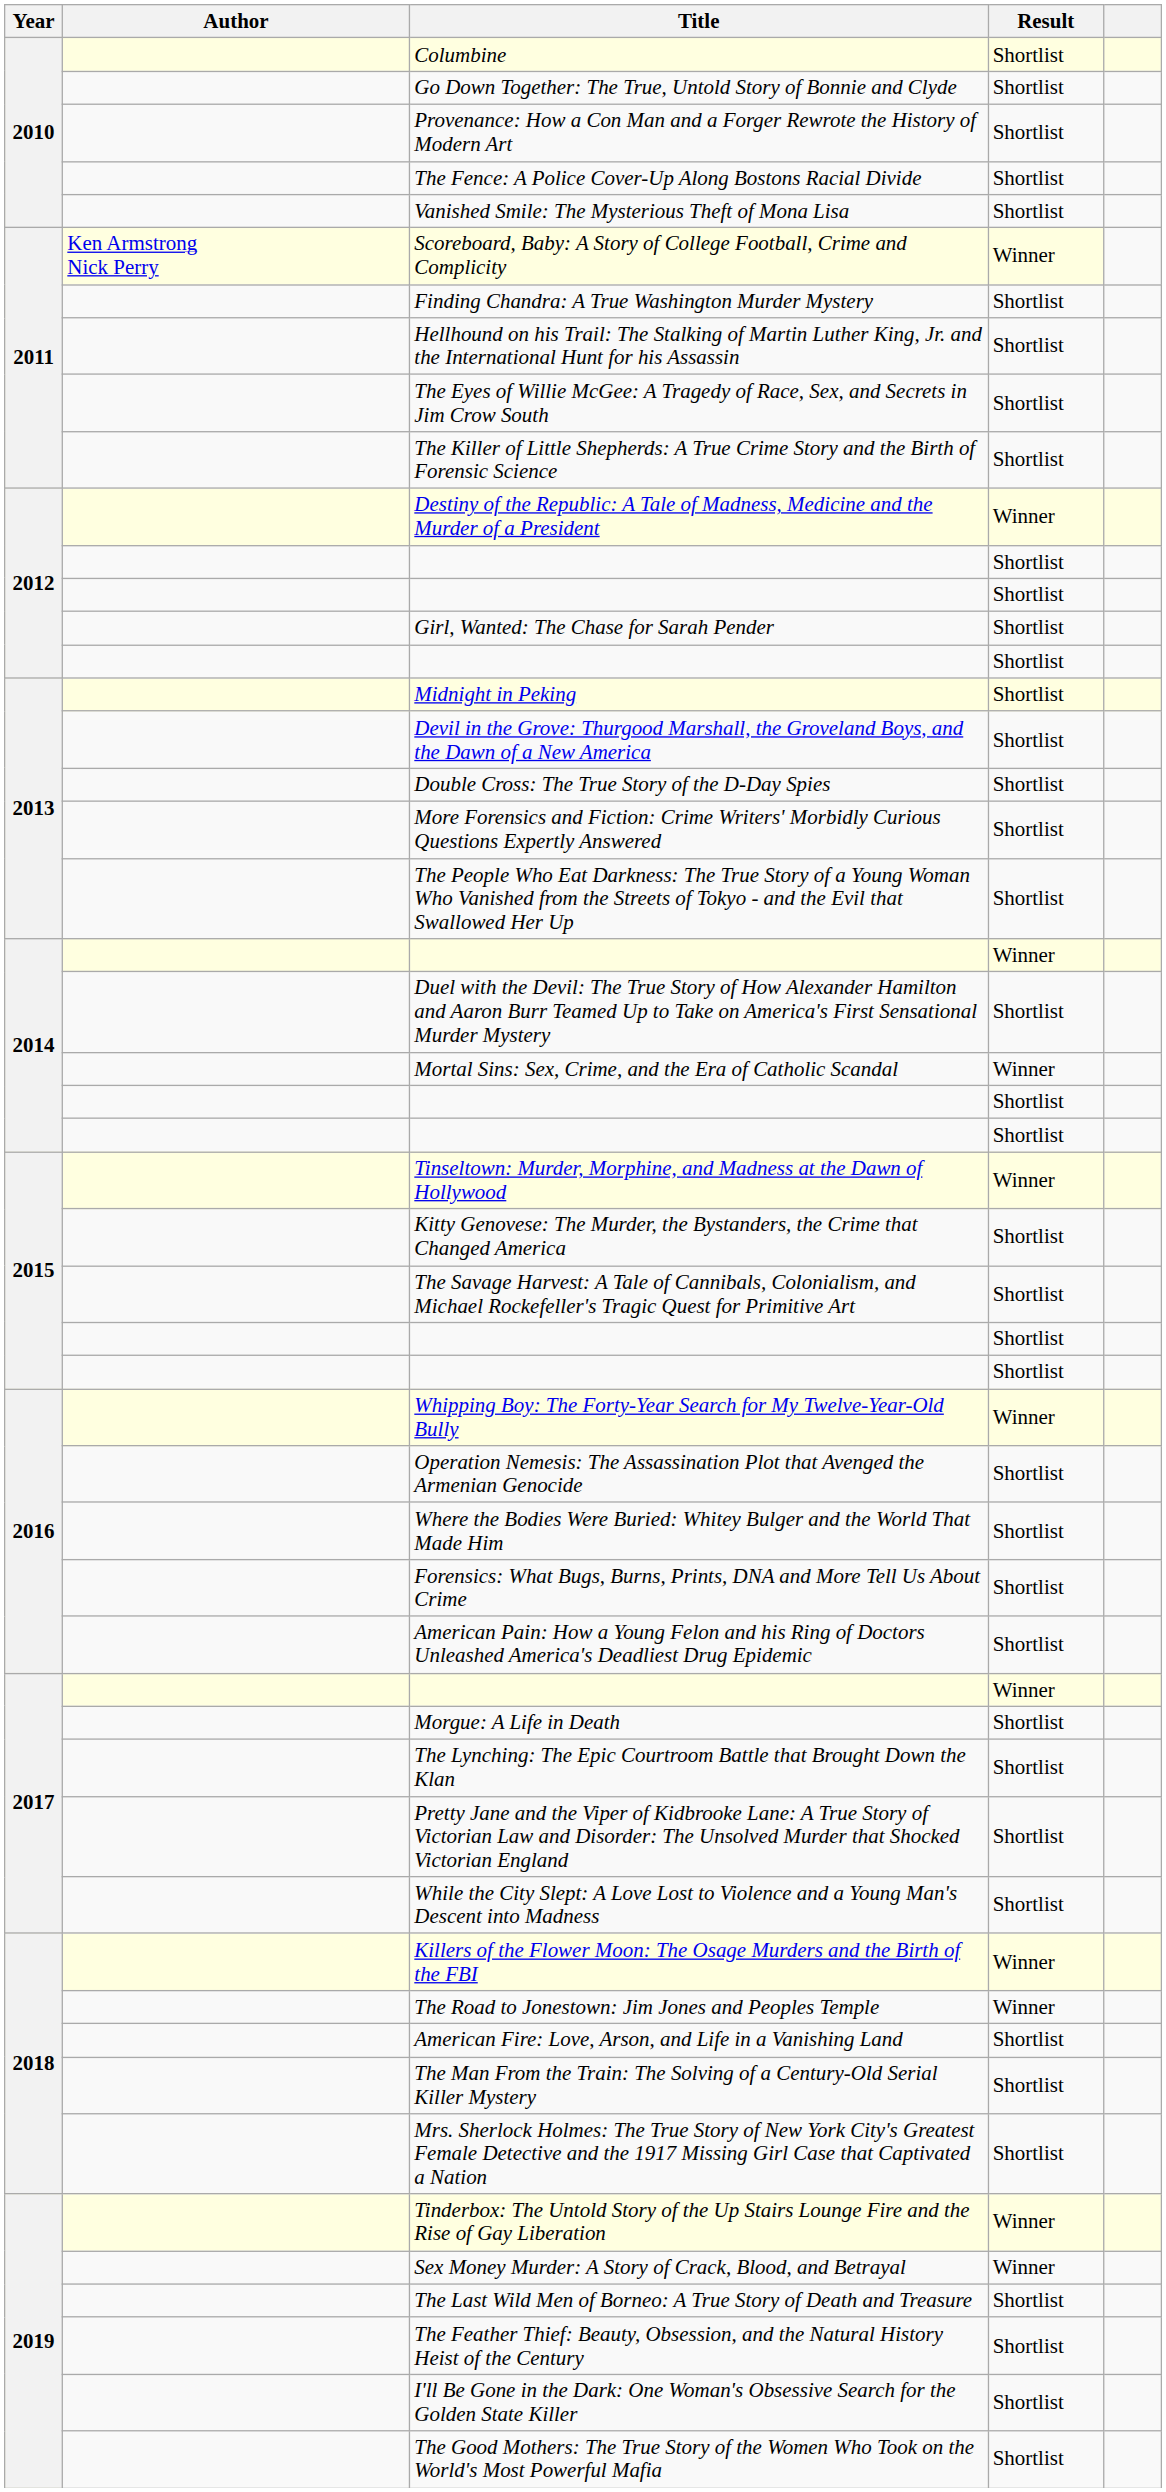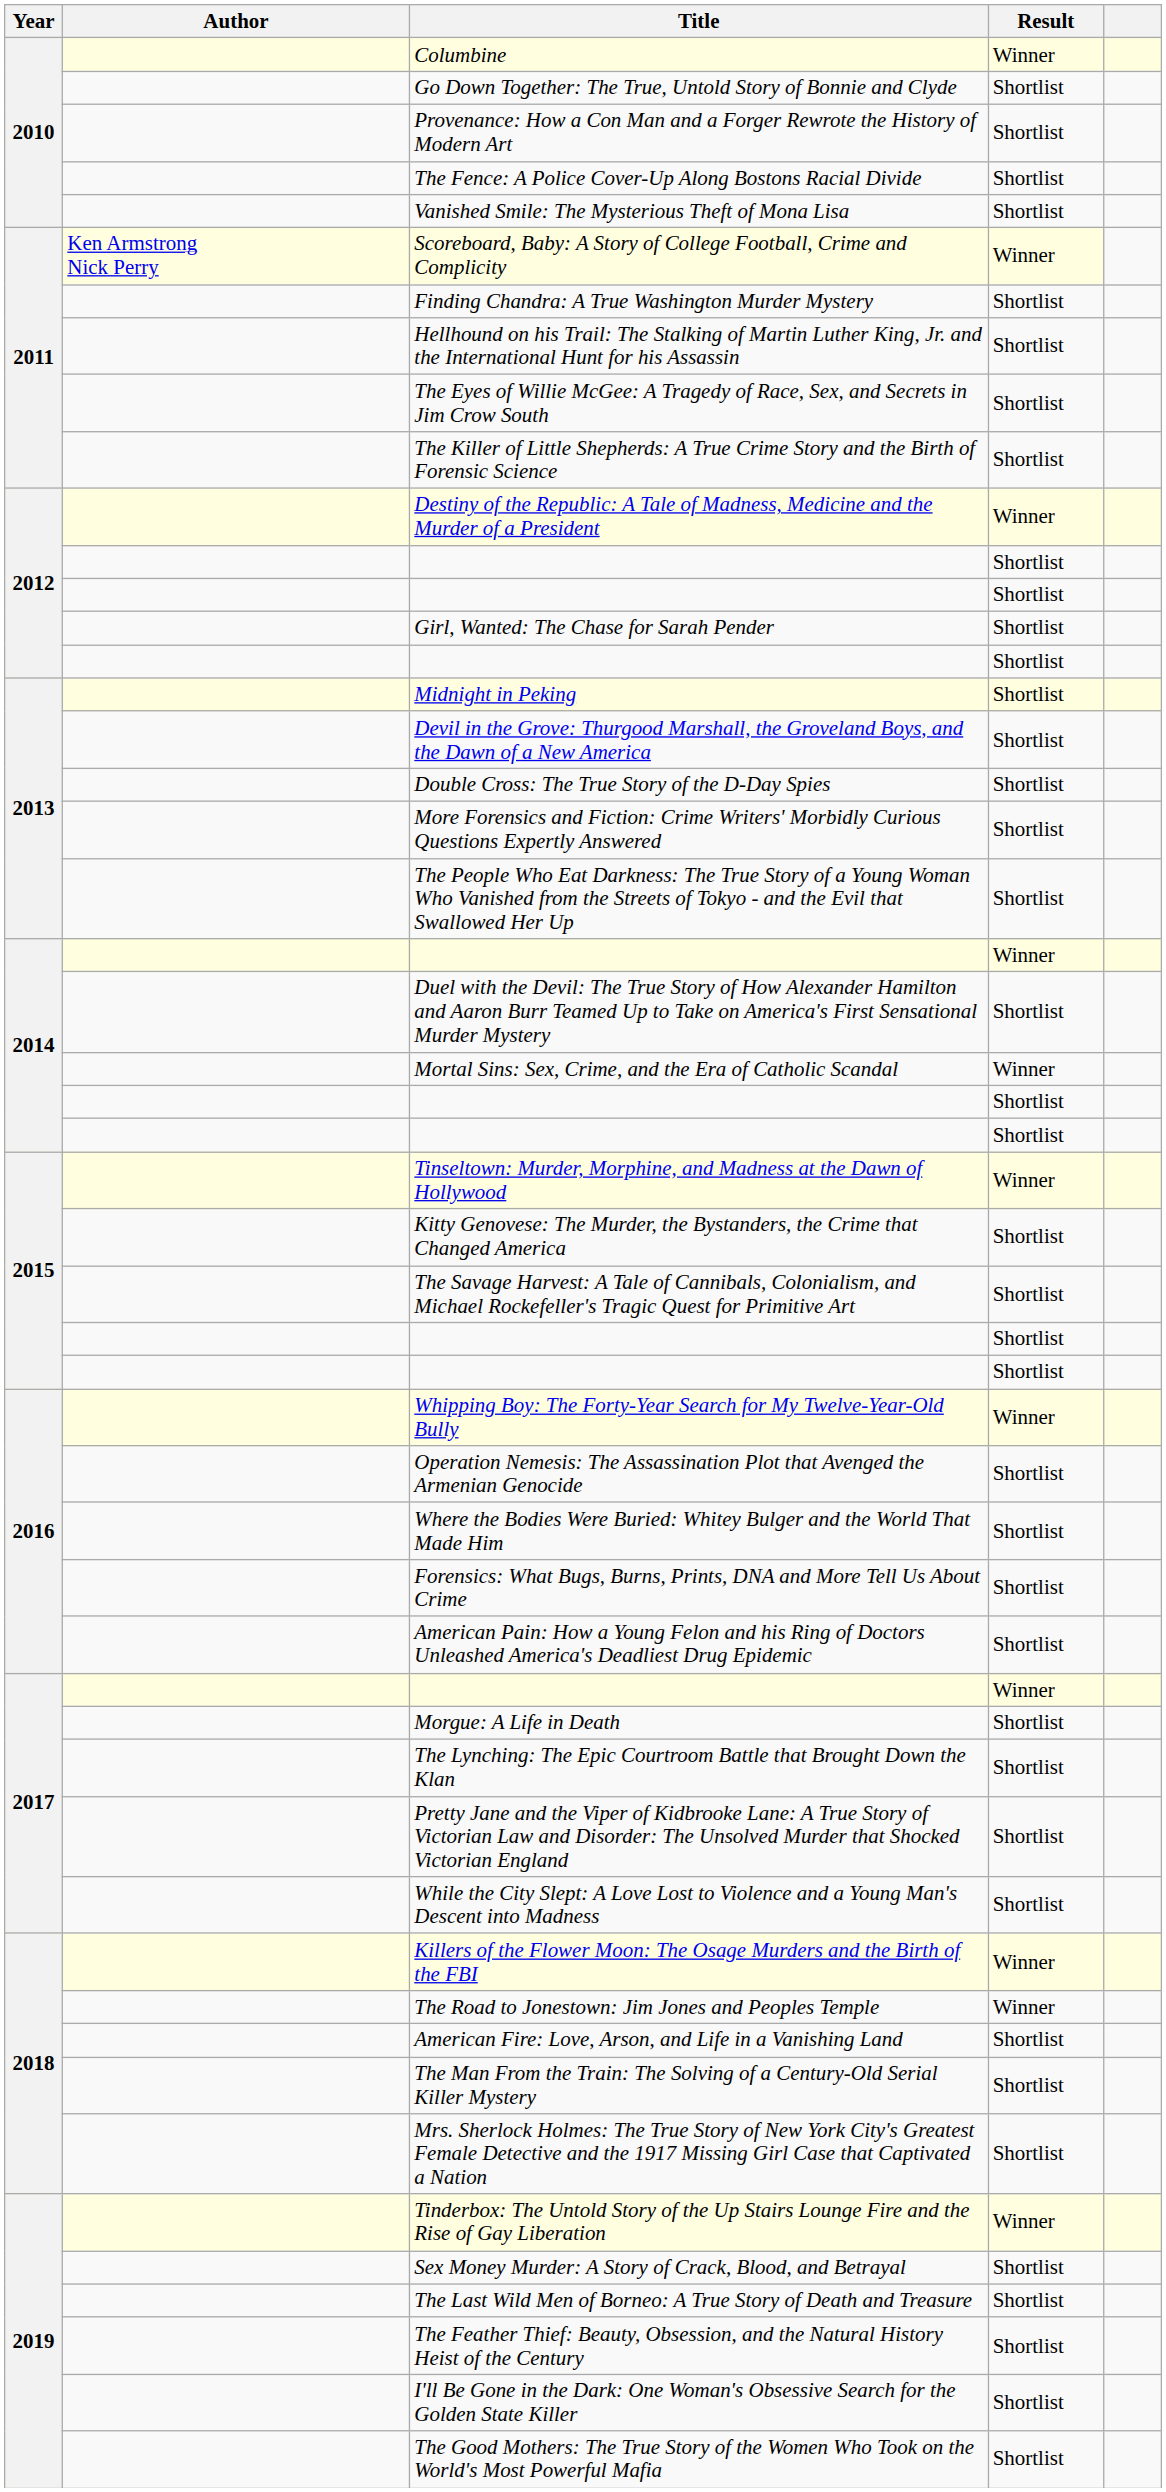(1028, 54) Shortlist -> (1024, 54) Winner
(1024, 2267) Winner -> (1028, 2267) Shortlist
